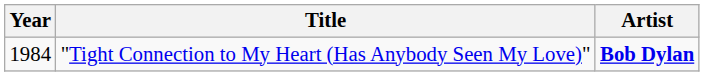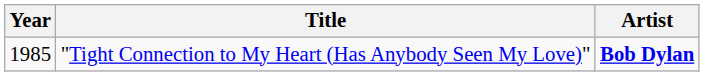(30, 53) 1984 -> (30, 53) 1985
